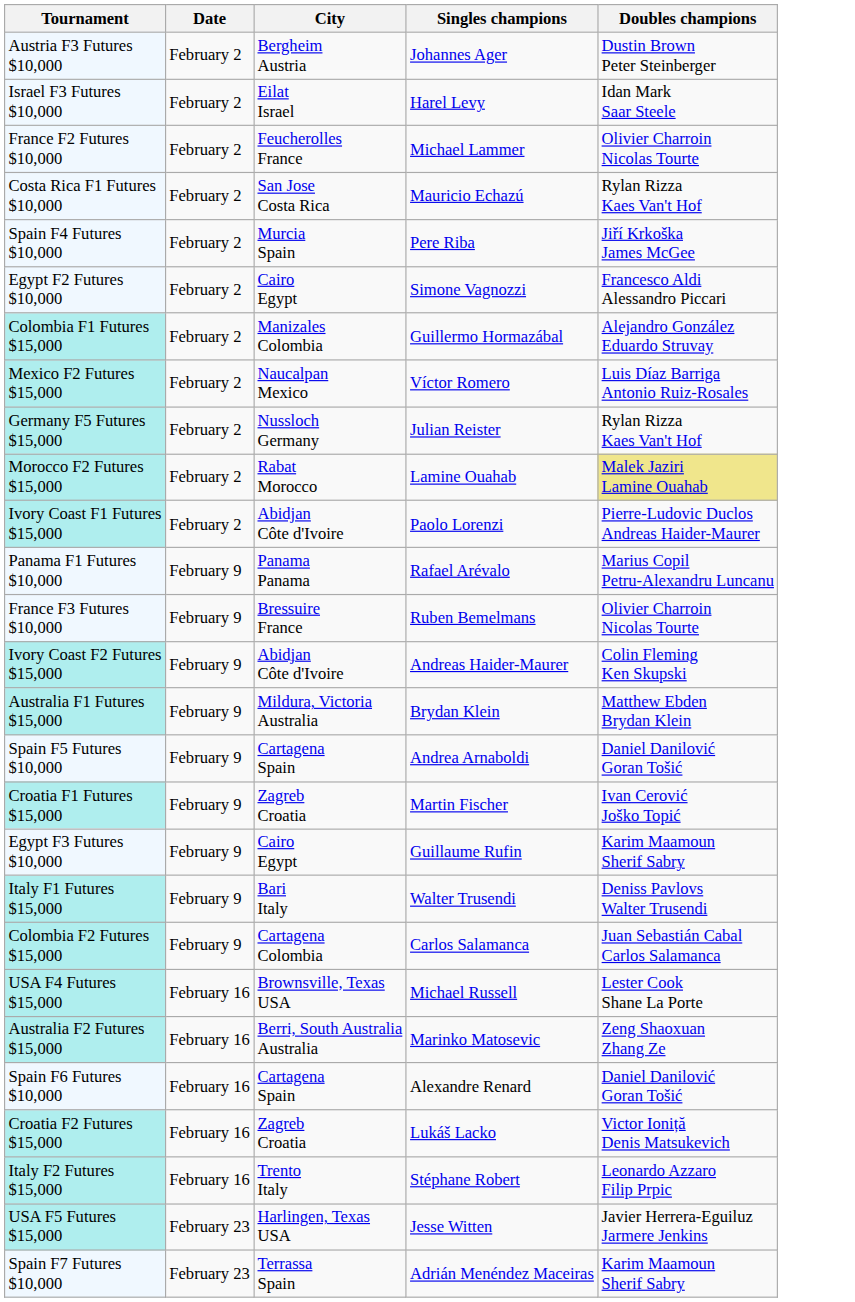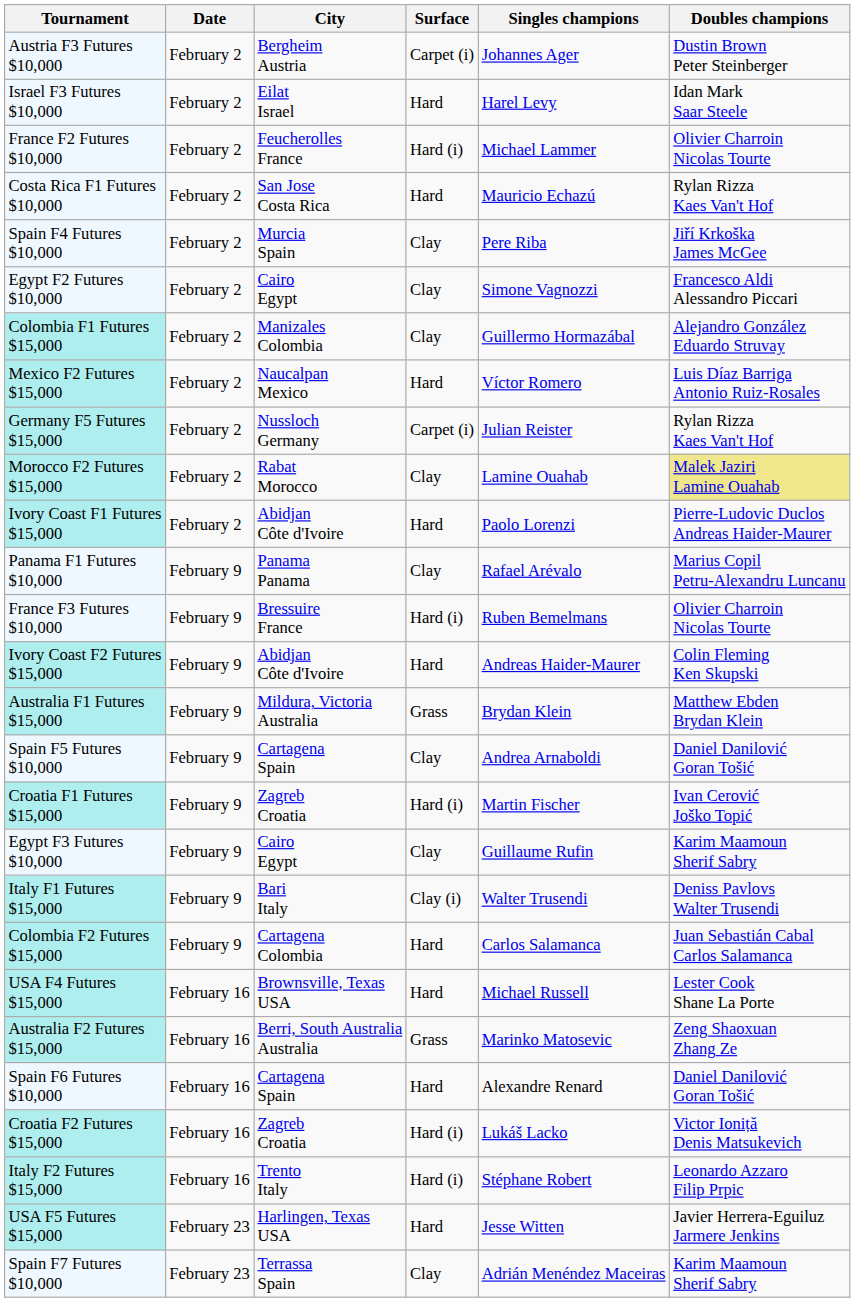+ column: (442, 18)
